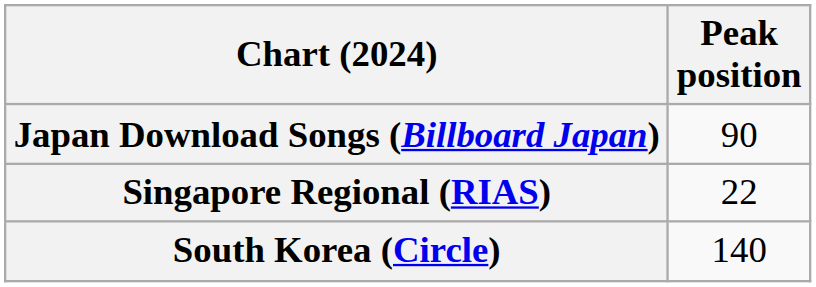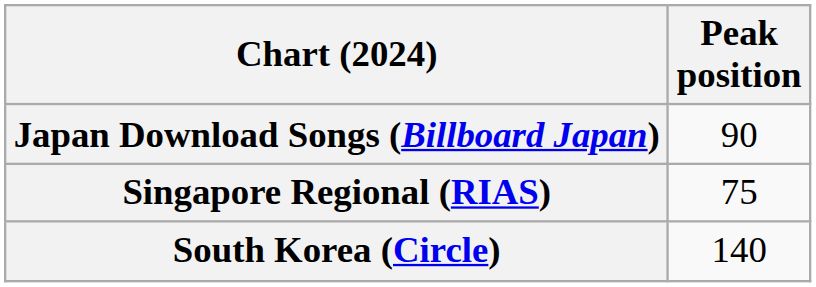(739, 191) 22 -> (739, 191) 75
